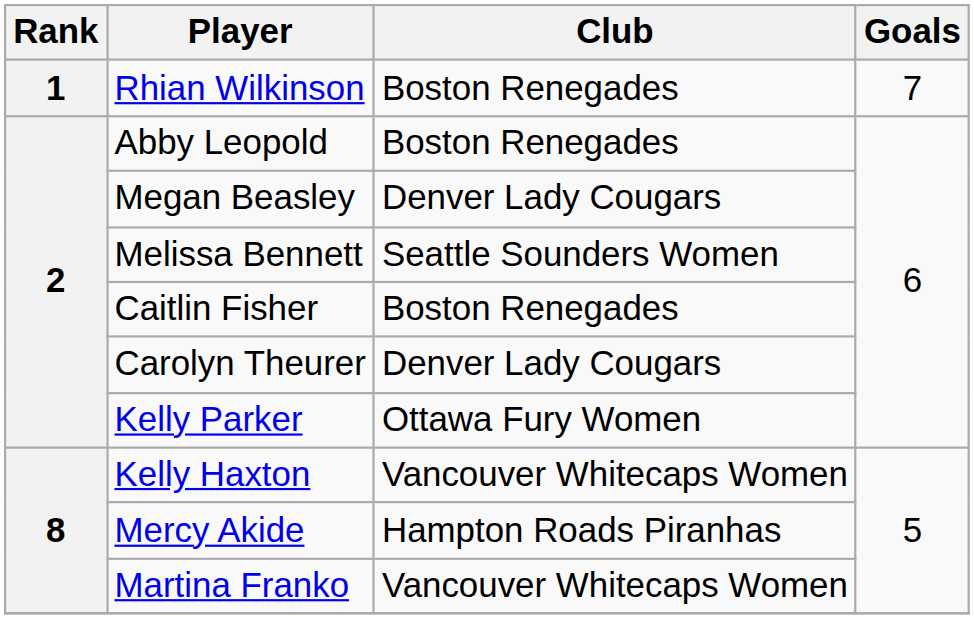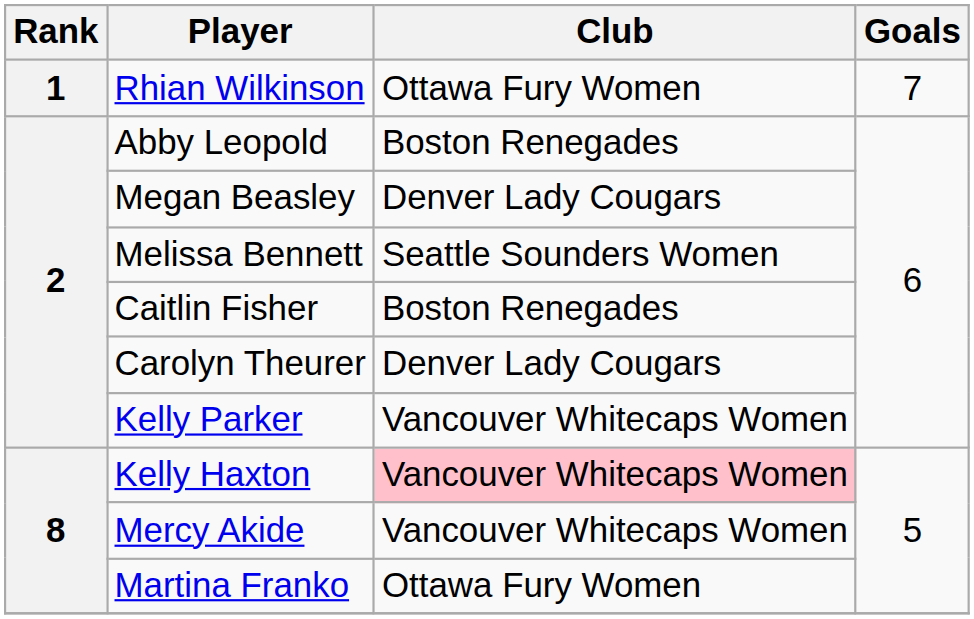(530, 87) Boston Renegades -> (542, 87) Ottawa Fury Women
(542, 419) Ottawa Fury Women -> (615, 419) Vancouver Whitecaps Women
(615, 474) no background -> (615, 474) pink background
(582, 530) Hampton Roads Piranhas -> (615, 530) Vancouver Whitecaps Women
(615, 585) Vancouver Whitecaps Women -> (542, 585) Ottawa Fury Women
